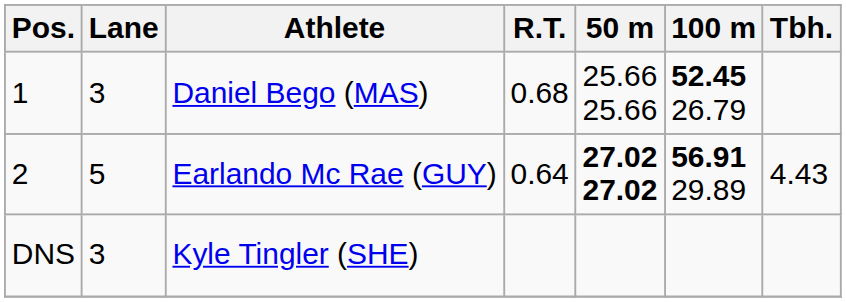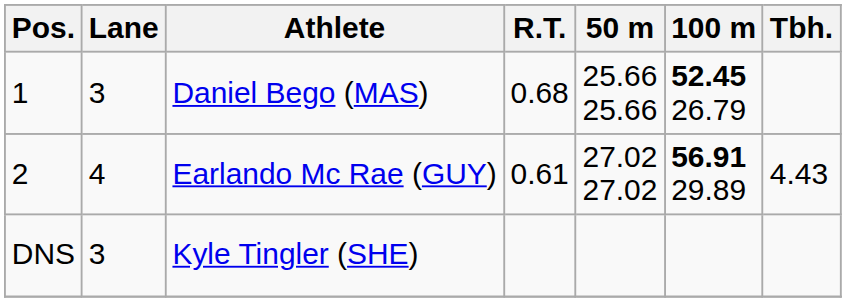(97, 173) 5 -> (97, 173) 4
(540, 173) 0.64 -> (540, 173) 0.61
(620, 173) bold -> (620, 173) normal
